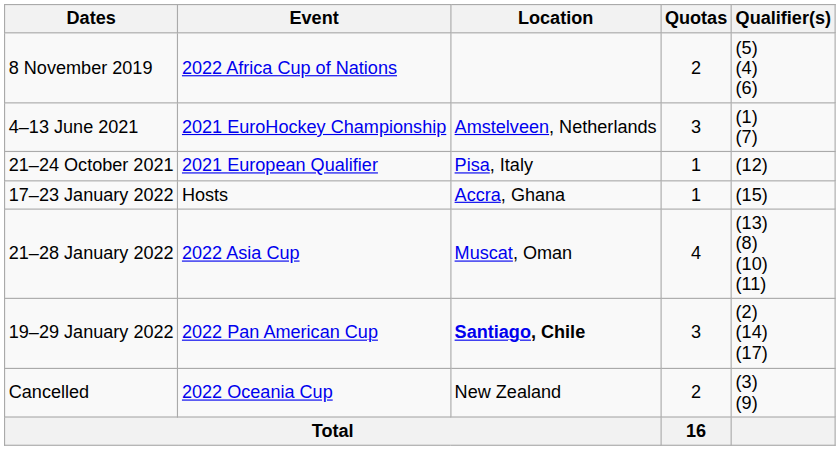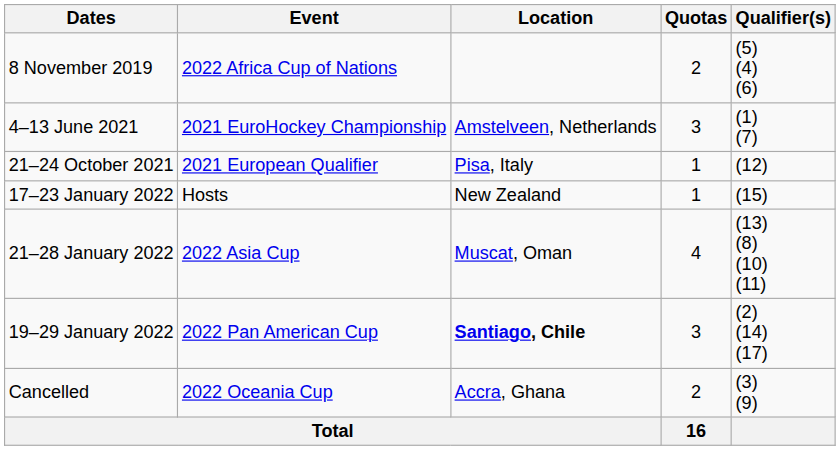(510, 194) Accra, Ghana -> (508, 194) New Zealand
(508, 392) New Zealand -> (510, 392) Accra, Ghana
